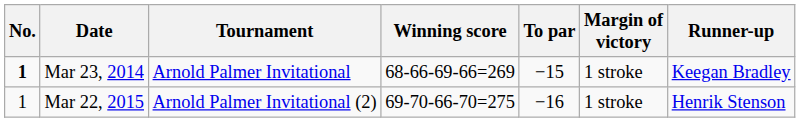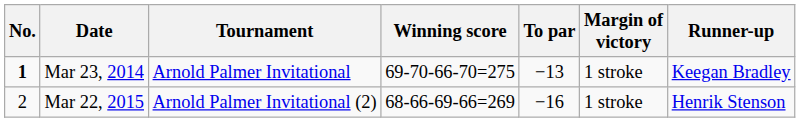(450, 71) 68-66-69-66=269 -> (450, 71) 69-70-66-70=275
(549, 71) −15 -> (549, 71) −13
(22, 102) 1 -> (22, 102) 2
(450, 102) 69-70-66-70=275 -> (450, 102) 68-66-69-66=269
